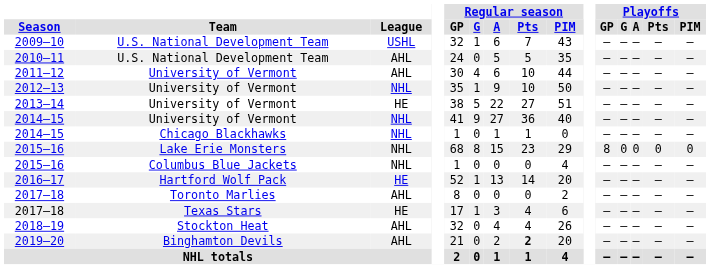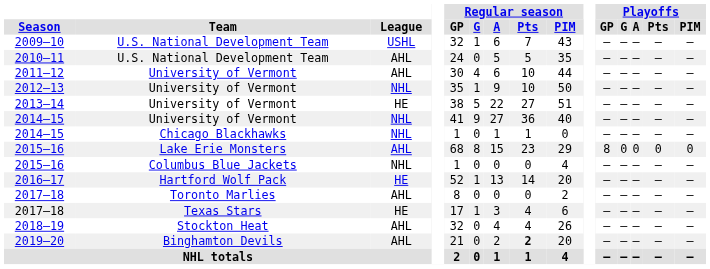(401, 149) NHL -> (401, 149) AHL
